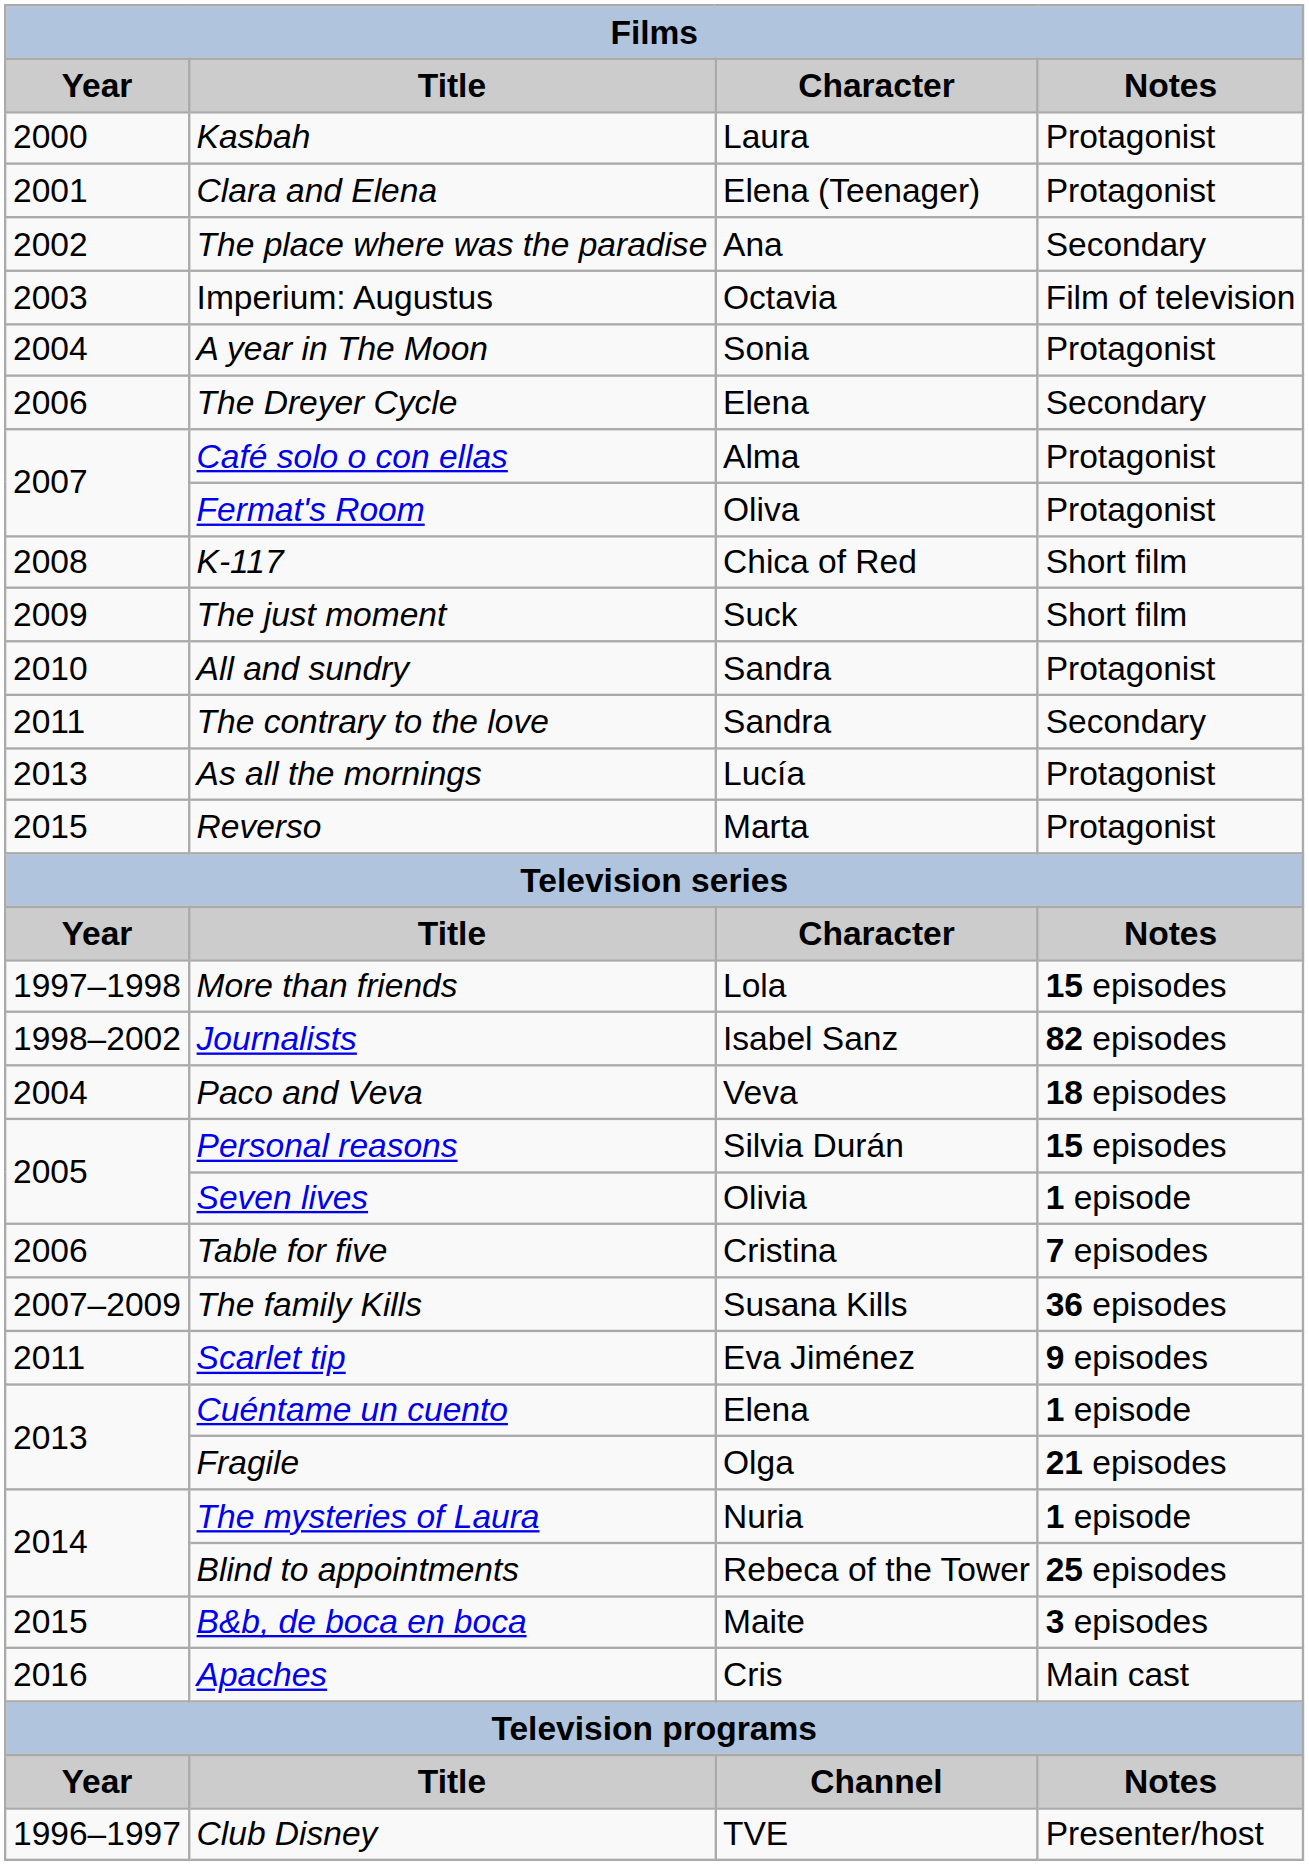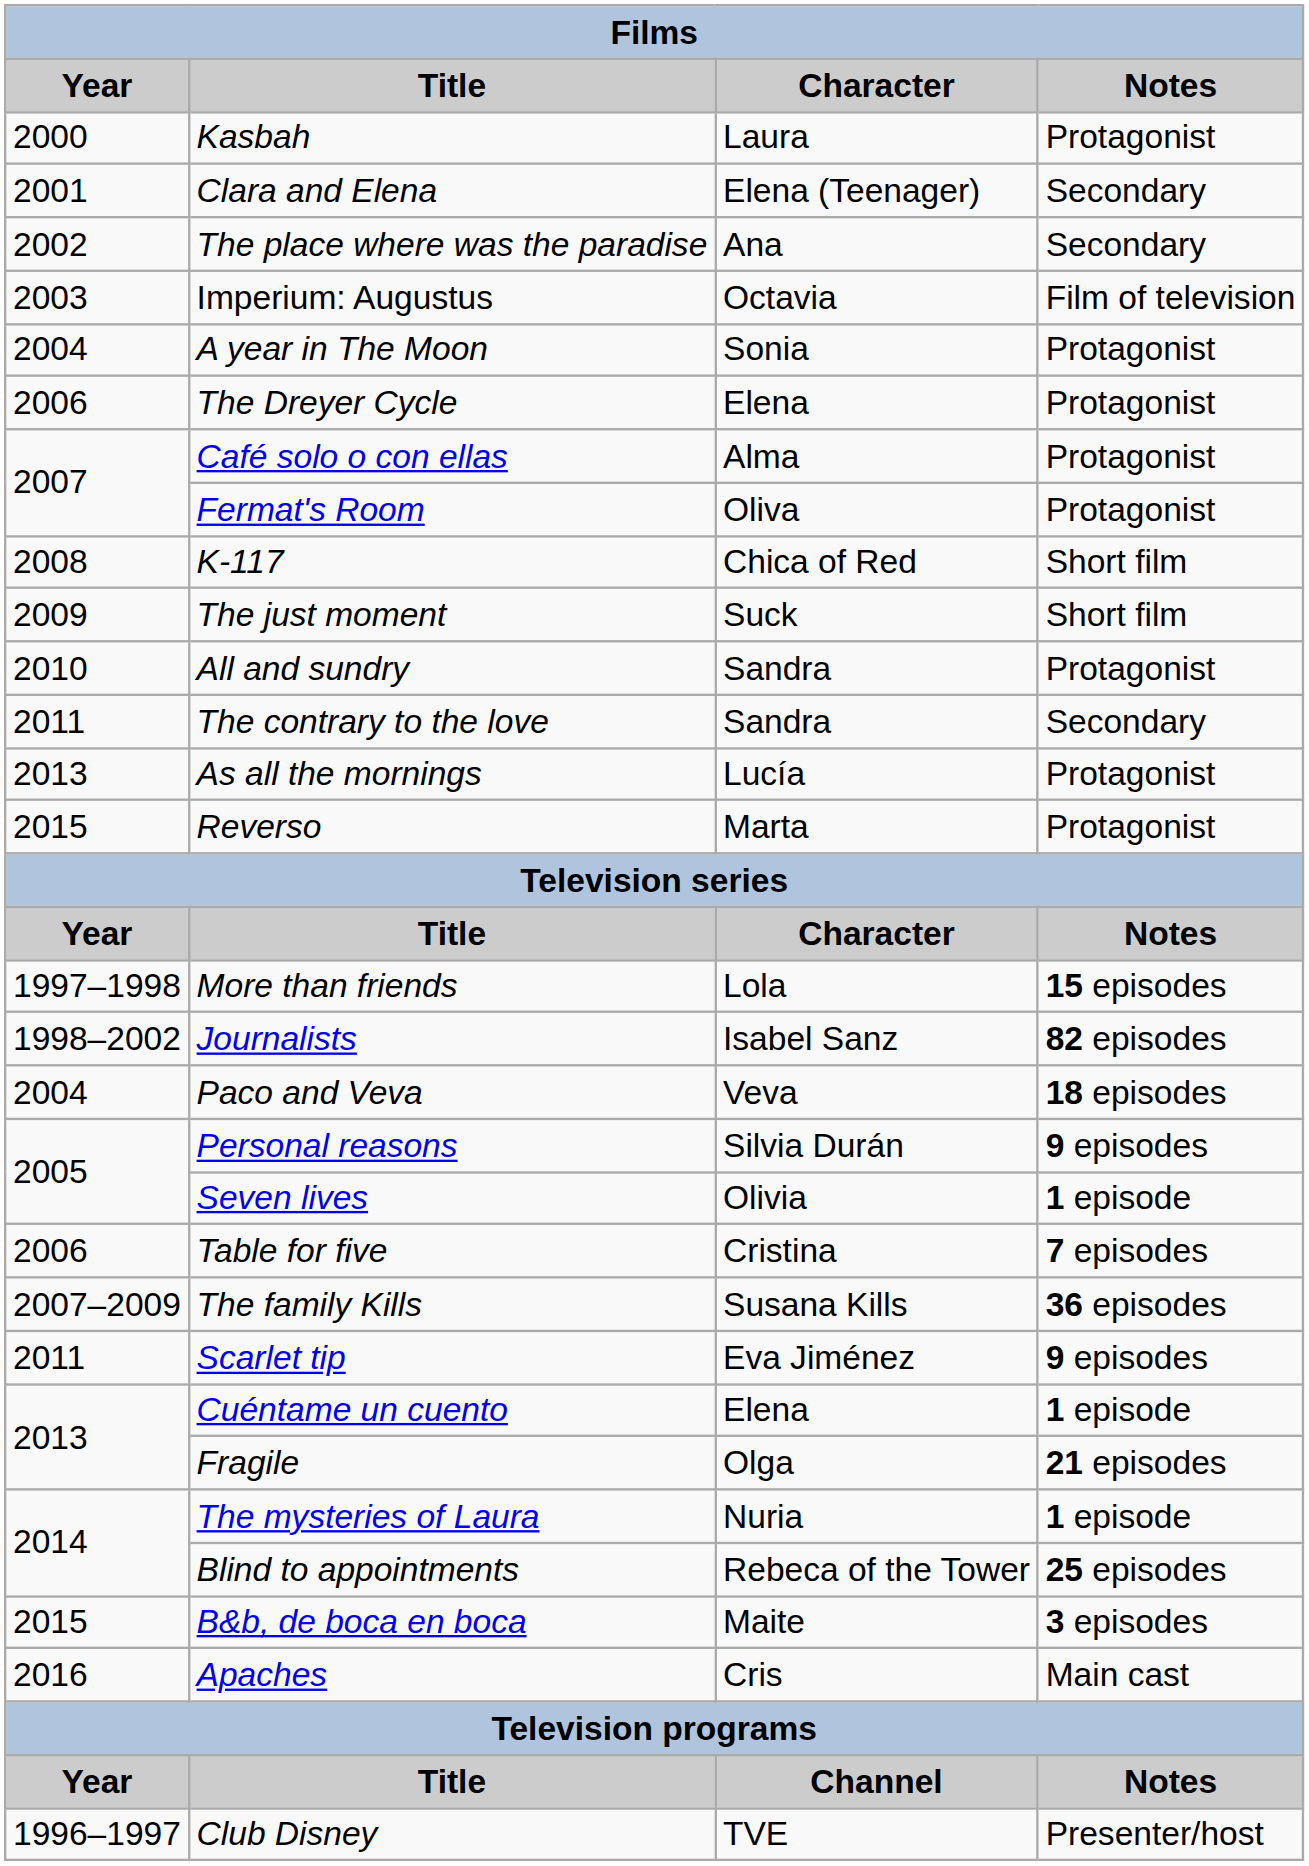(1131, 191) Protagonist -> (1126, 191) Secondary
(1126, 403) Secondary -> (1131, 403) Protagonist
(1136, 1145) 15 episodes -> (1127, 1145) 9 episodes
